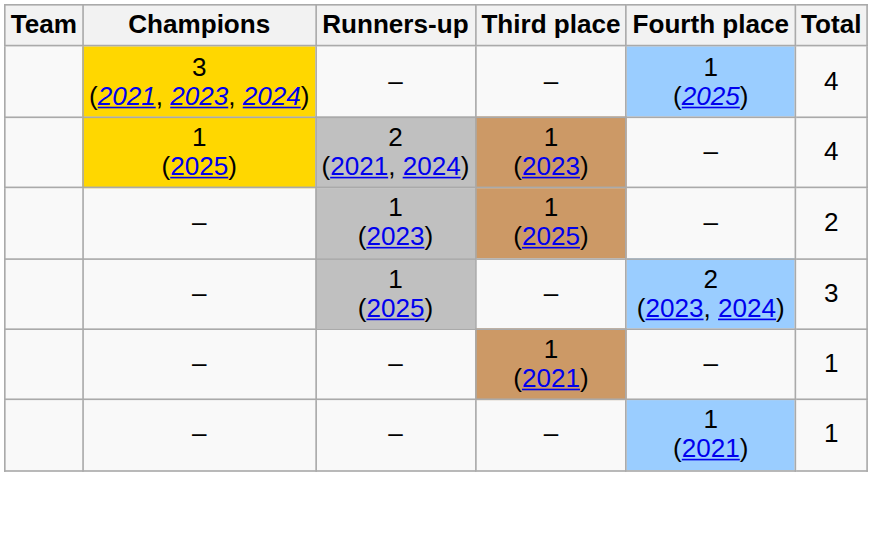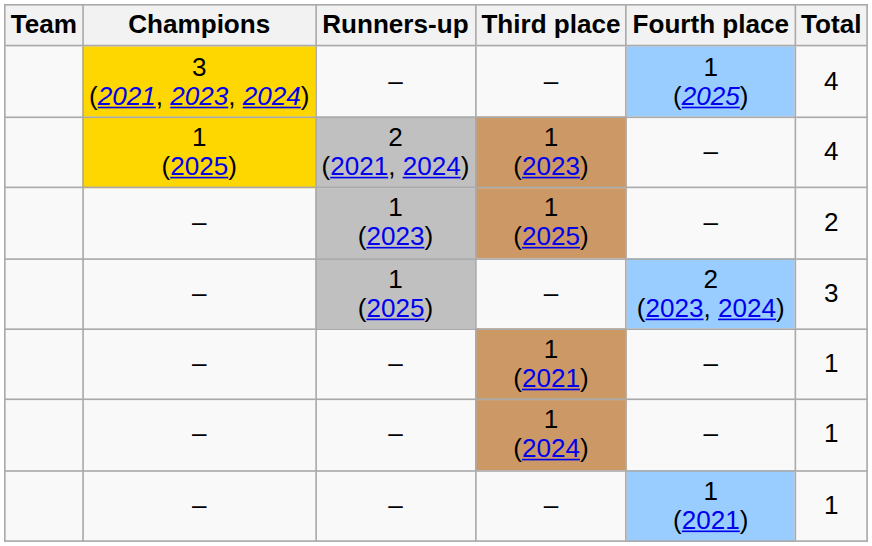+ row: (395, 434)
